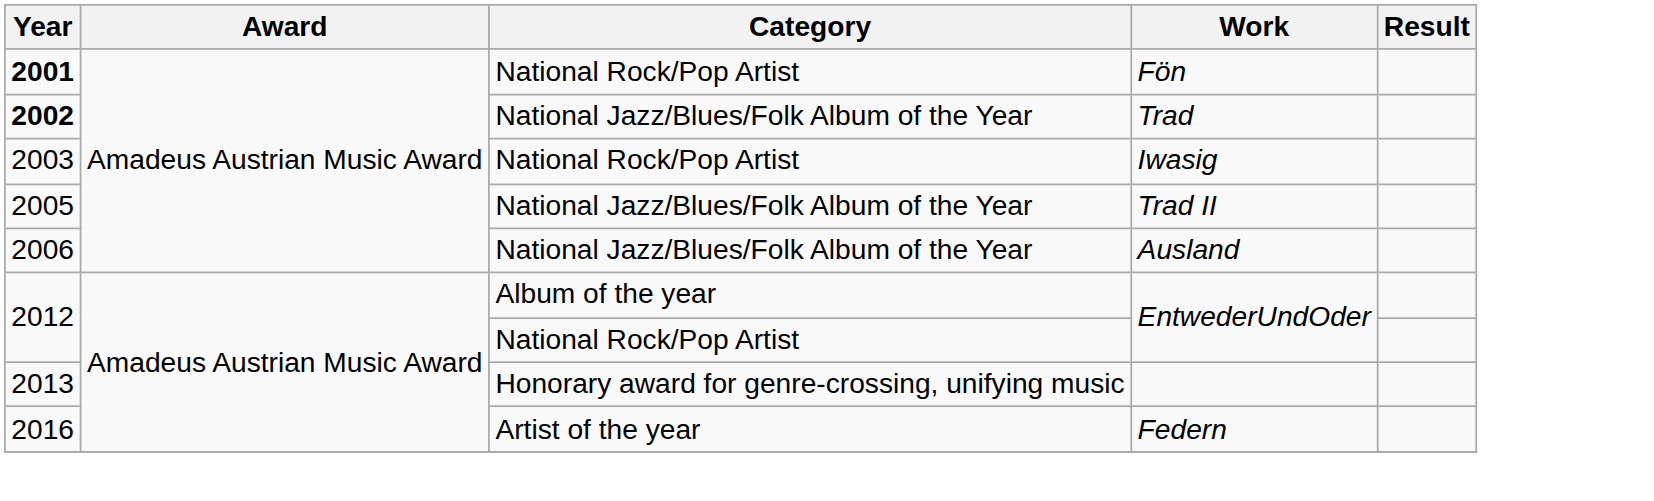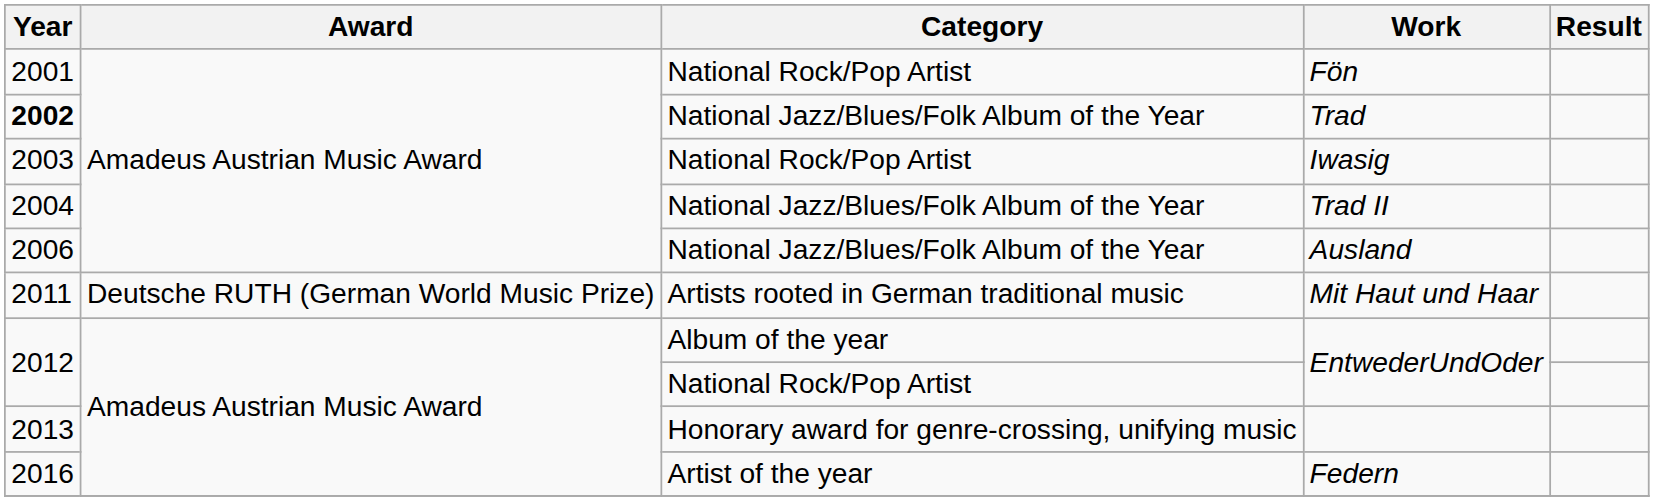(43, 71) bold -> (43, 71) normal
(43, 205) 2005 -> (43, 205) 2004
+ row: (926, 294)
